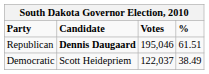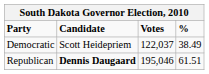rows swapped: (30, 45) <-> (31, 61)
